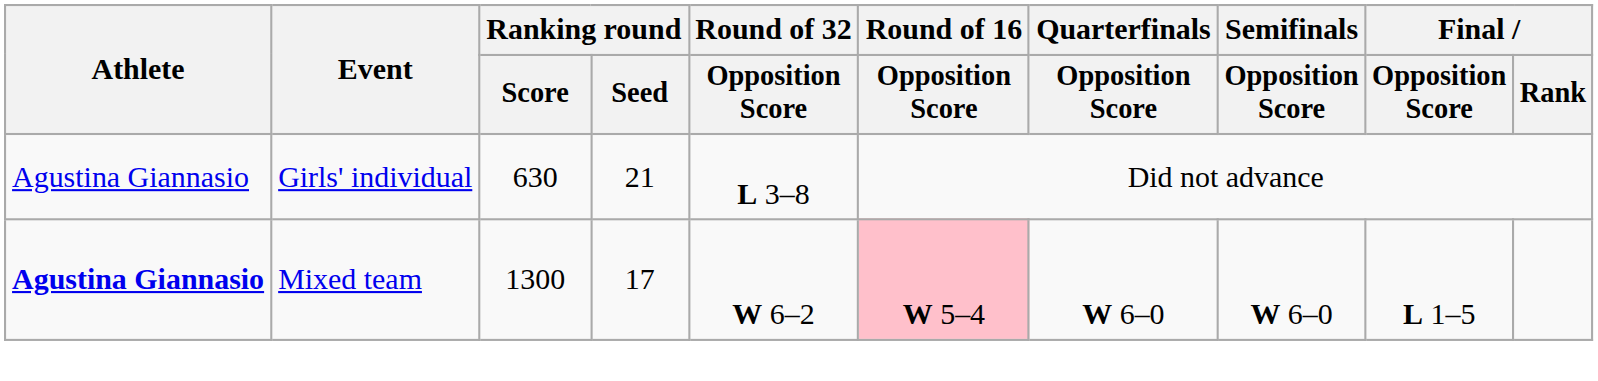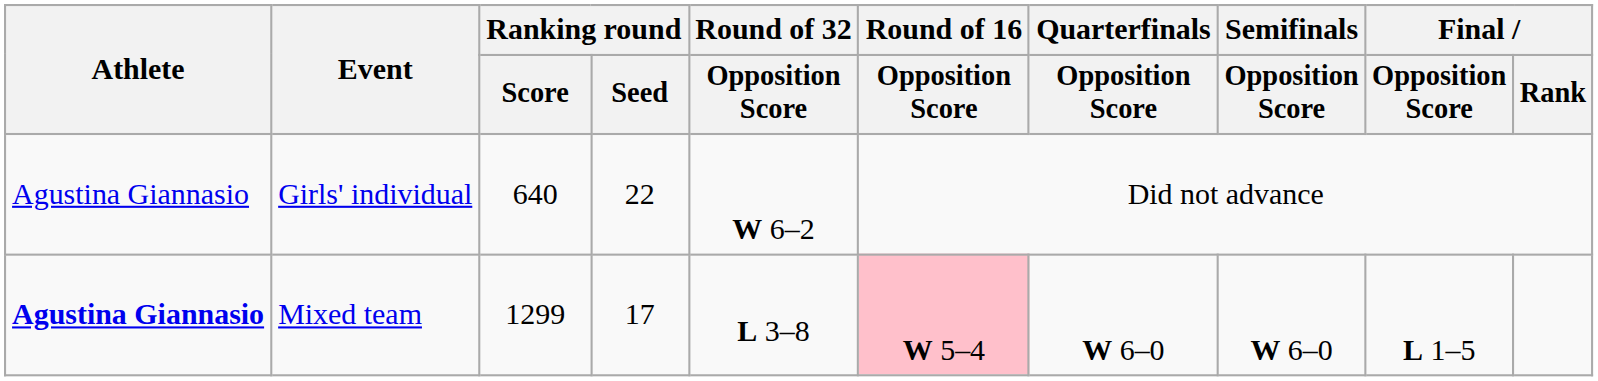(535, 176) 630 -> (535, 194) 640
(640, 176) 21 -> (640, 194) 22
(774, 194) L 3–8 -> (774, 229) W 6–2
(535, 279) 1300 -> (535, 314) 1299
(774, 314) W 6–2 -> (774, 332) L 3–8
